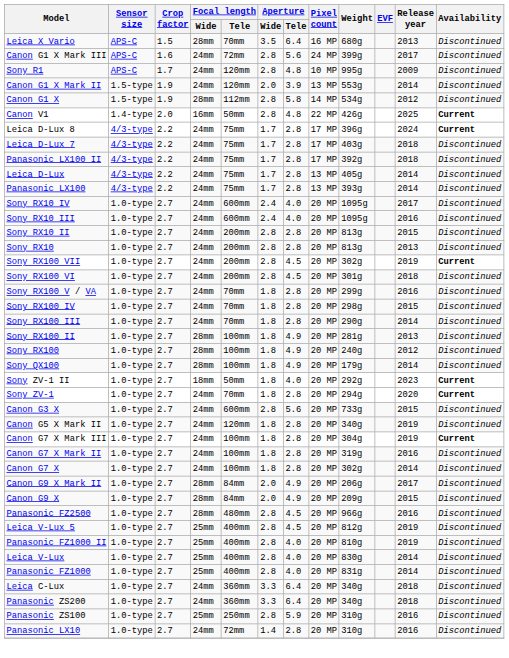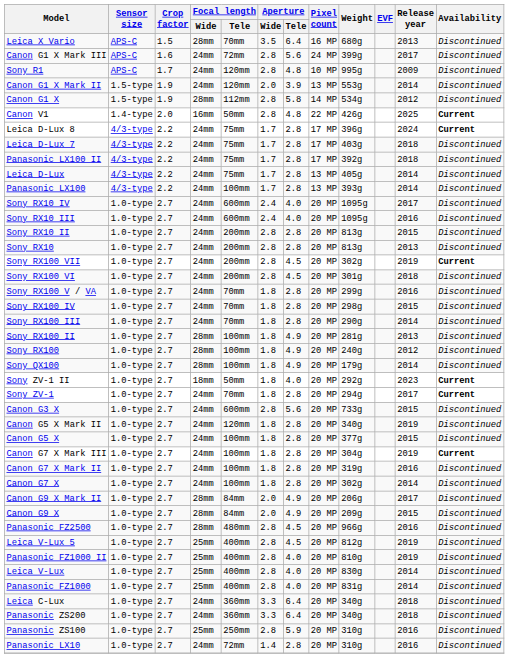(234, 188) 75mm -> (236, 188) 100mm
(408, 395) 2020 -> (408, 395) 2017
+ row: (33, 439)
